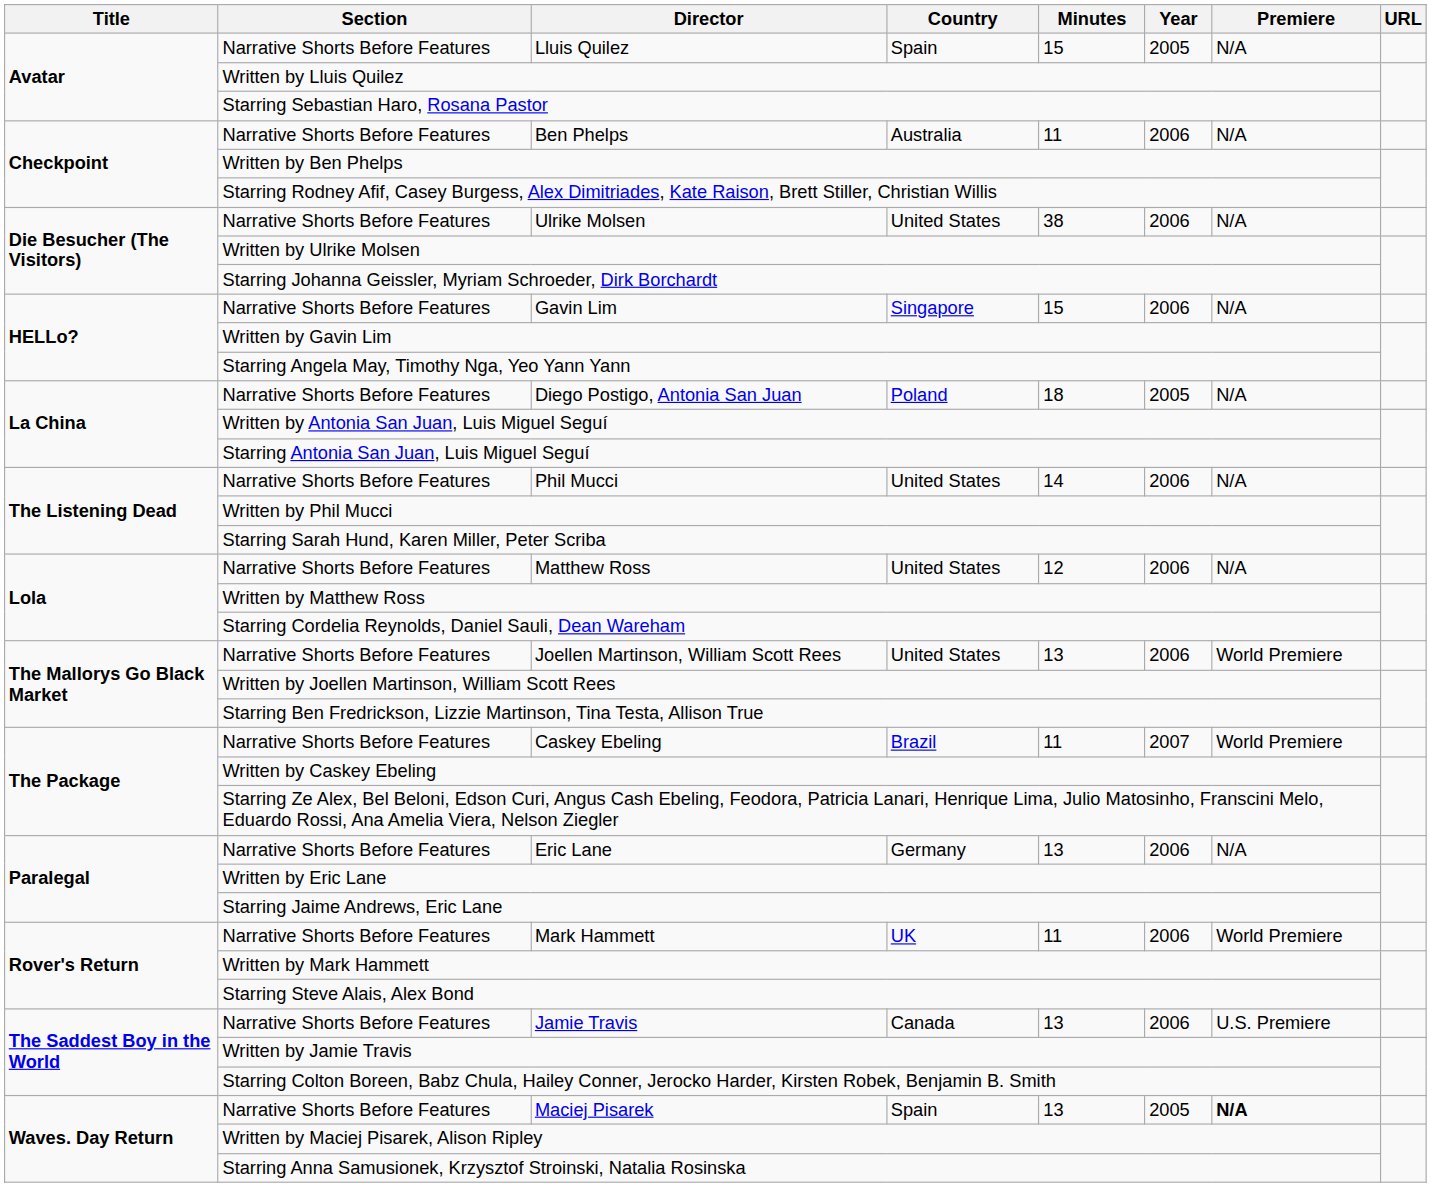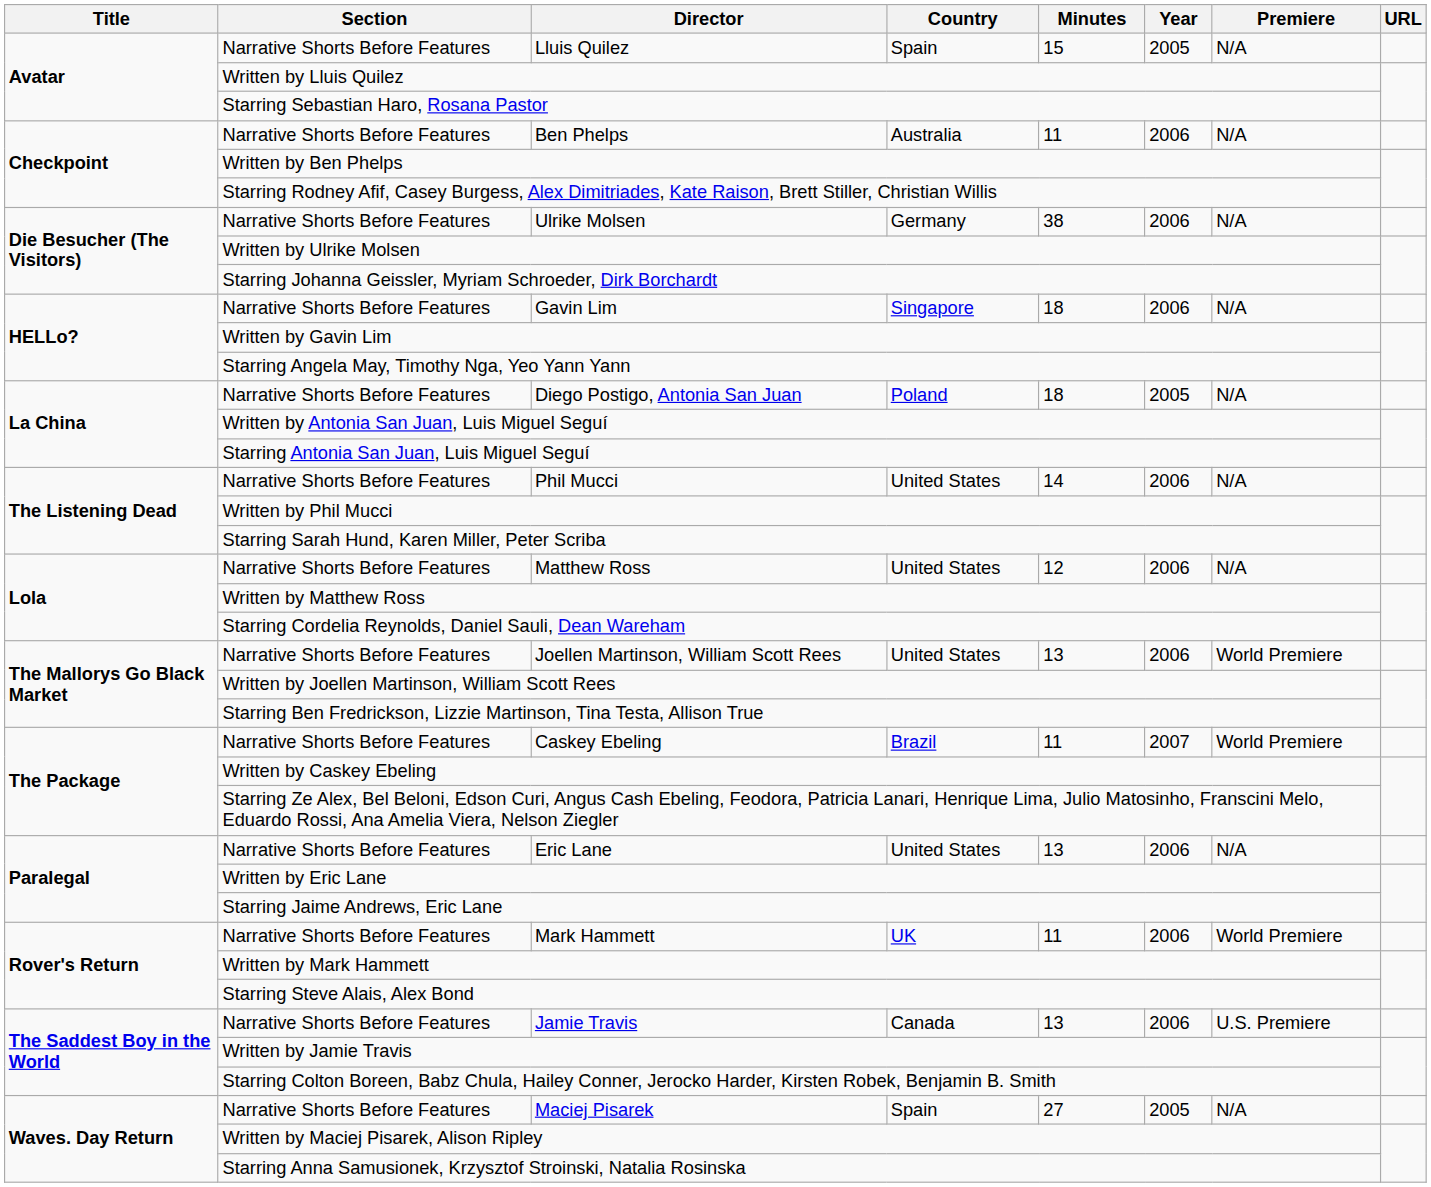(946, 221) United States -> (928, 221) Germany
(1053, 308) 15 -> (1053, 308) 18
(928, 849) Germany -> (946, 849) United States
(1053, 1109) 13 -> (1053, 1109) 27
(1232, 1109) bold -> (1231, 1109) normal
